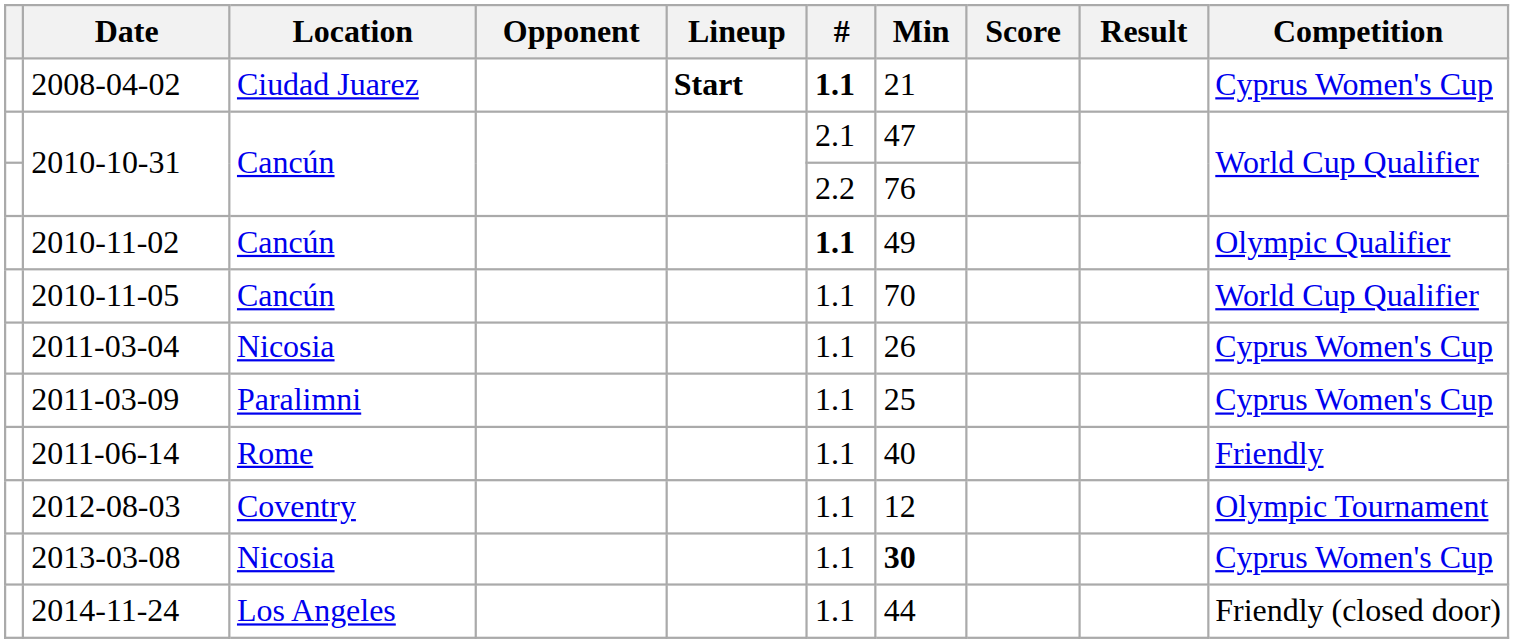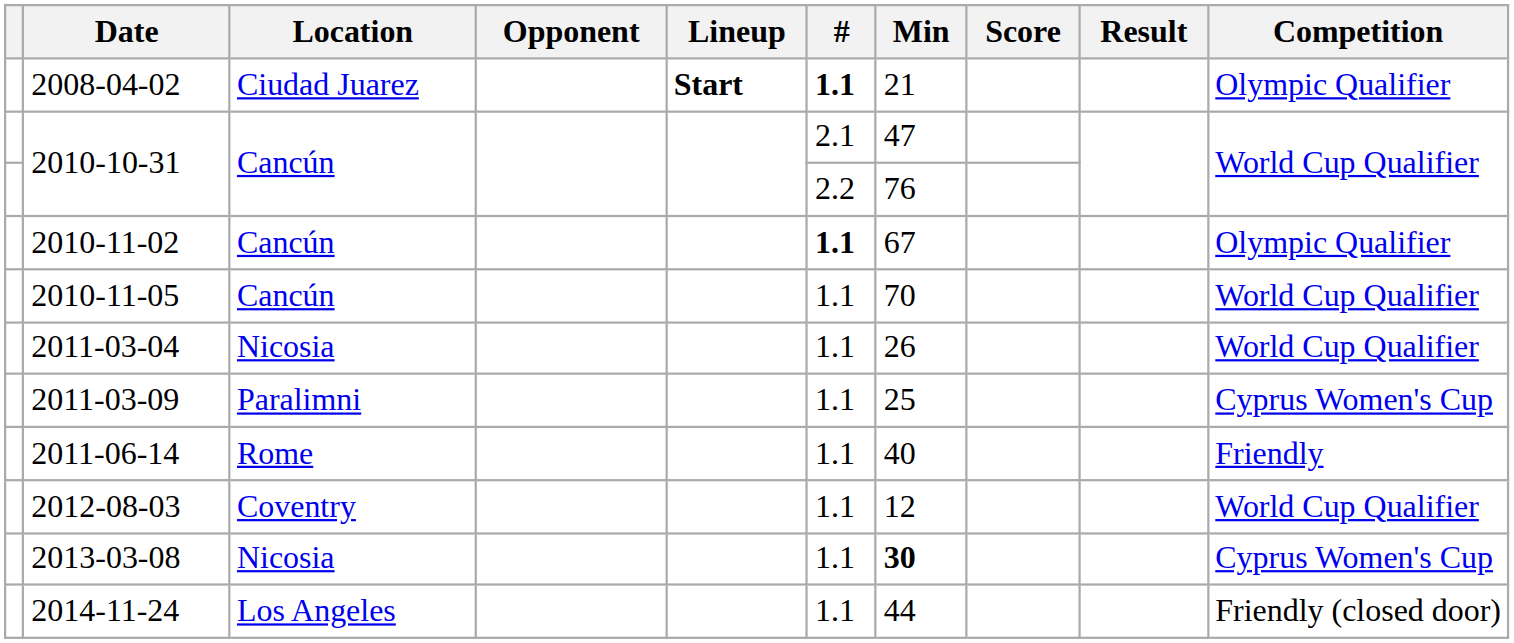(1354, 83) Cyprus Women's Cup -> (1333, 83) Olympic Qualifier
(900, 242) 49 -> (900, 242) 67
(1354, 347) Cyprus Women's Cup -> (1347, 347) World Cup Qualifier
(1352, 505) Olympic Tournament -> (1347, 505) World Cup Qualifier
